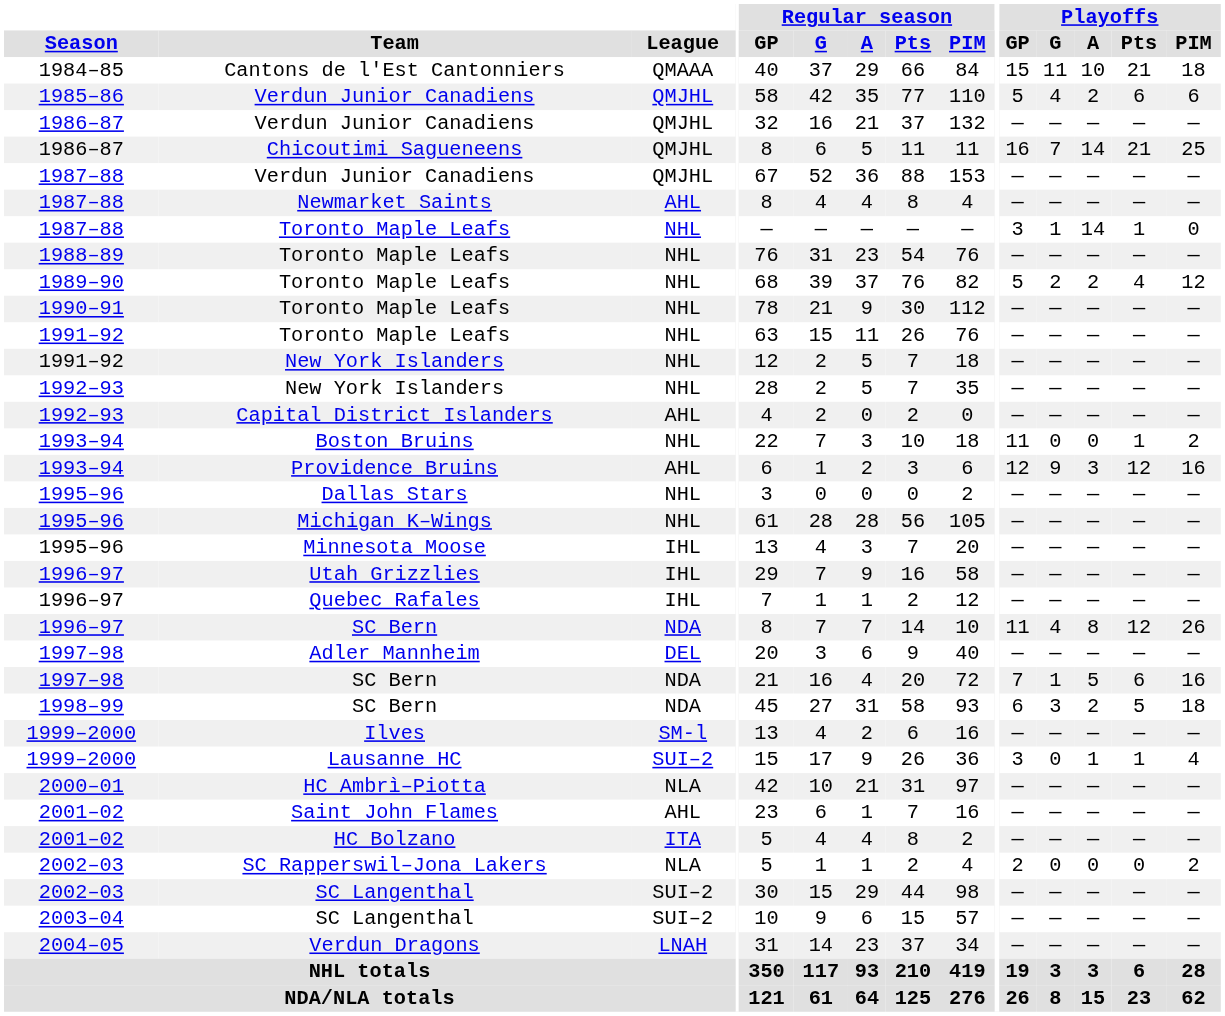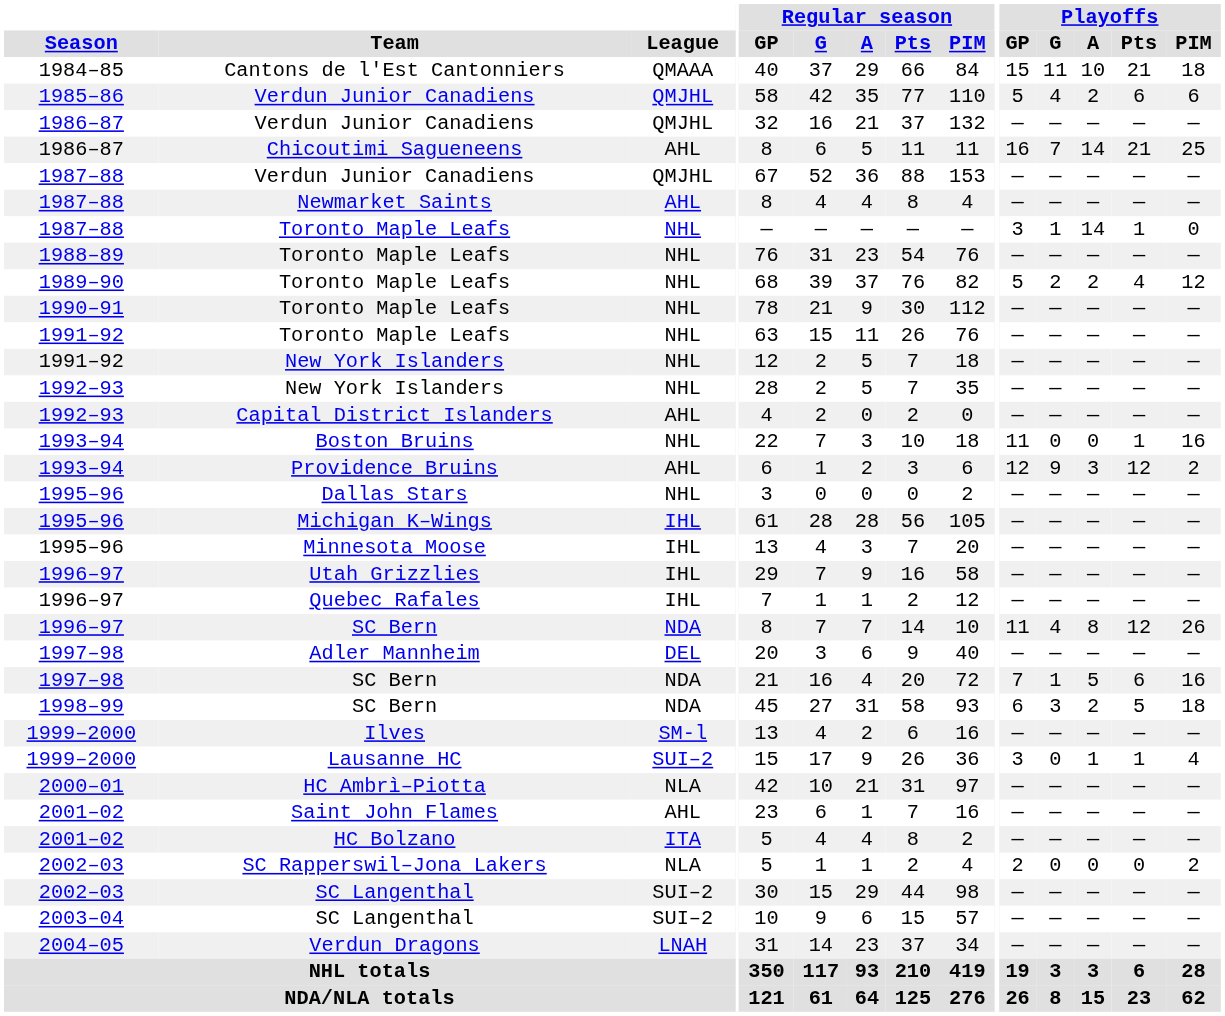(683, 150) QMJHL -> (683, 150) AHL
(1194, 442) 2 -> (1193, 442) 16
(1193, 468) 16 -> (1194, 468) 2
(683, 521) NHL -> (683, 521) IHL
